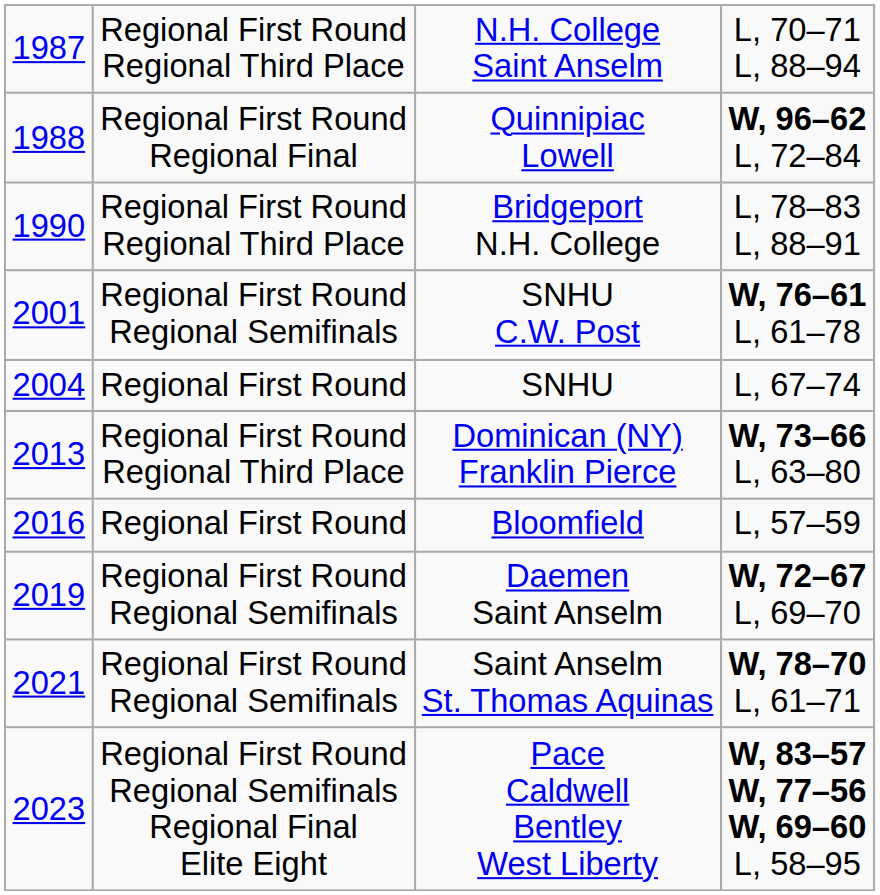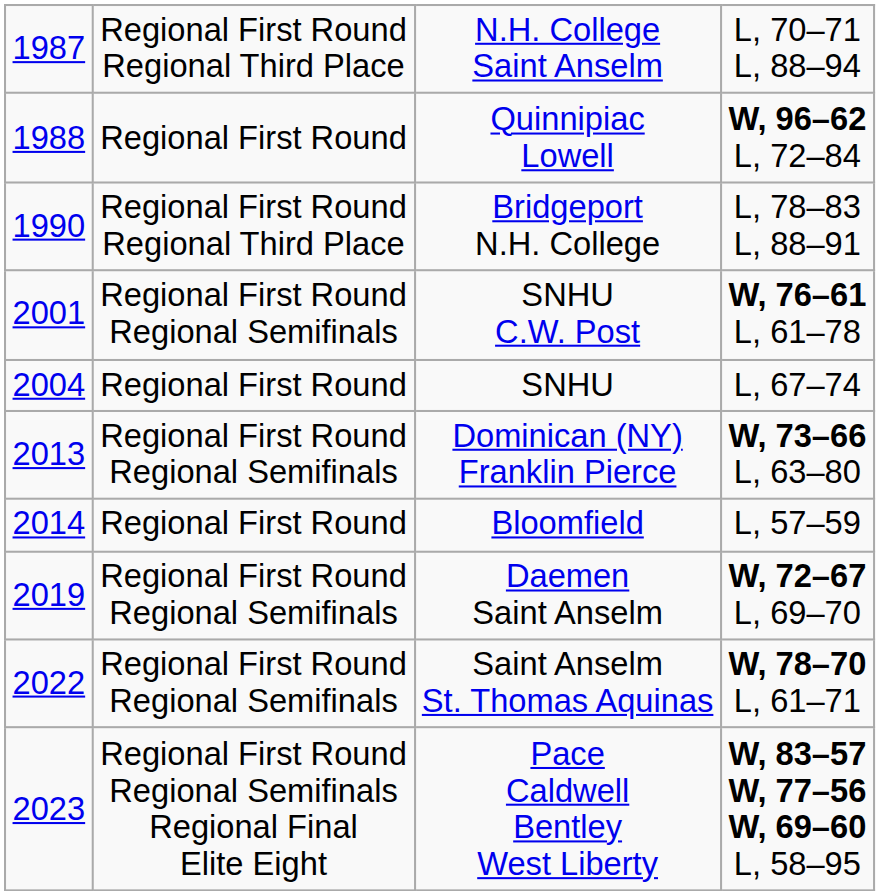(254, 137) Regional First Round Regional Final -> (254, 137) Regional First Round
(254, 454) Regional First Round Regional Third Place -> (254, 454) Regional First Round Regional Semifinals
(49, 524) 2016 -> (49, 524) 2014
(49, 683) 2021 -> (49, 683) 2022
